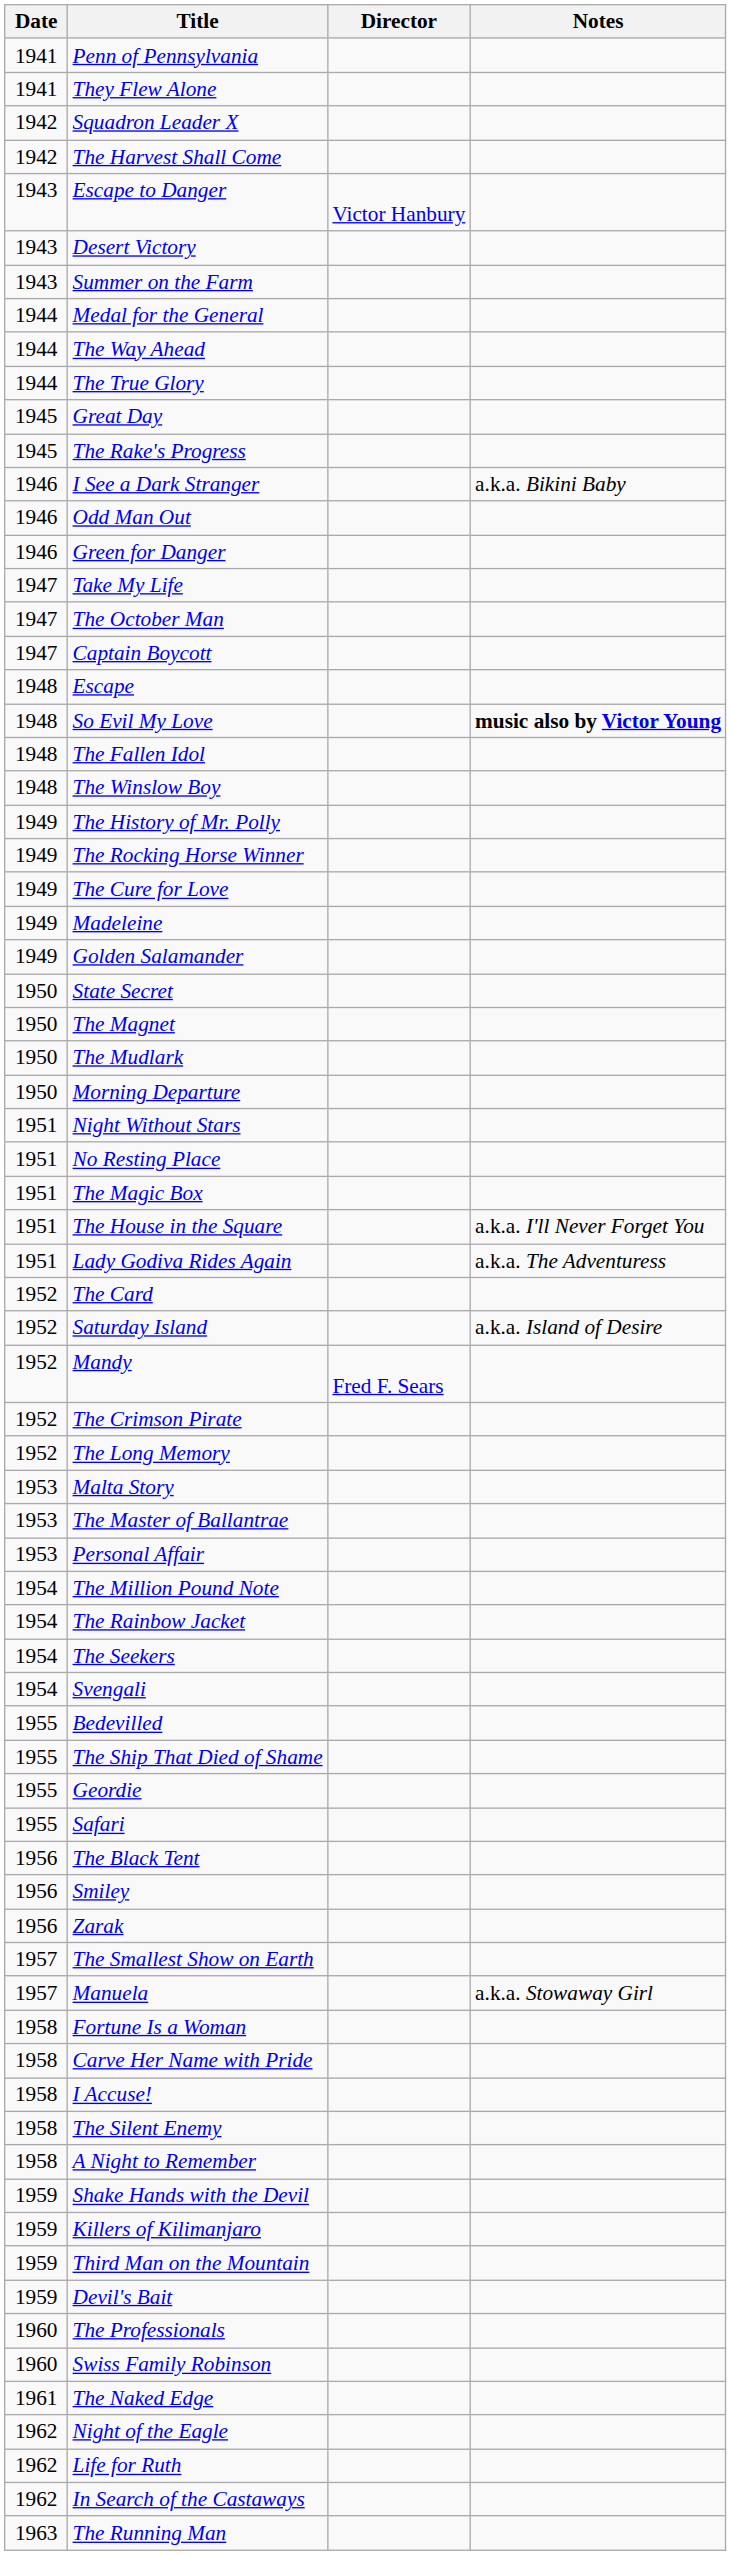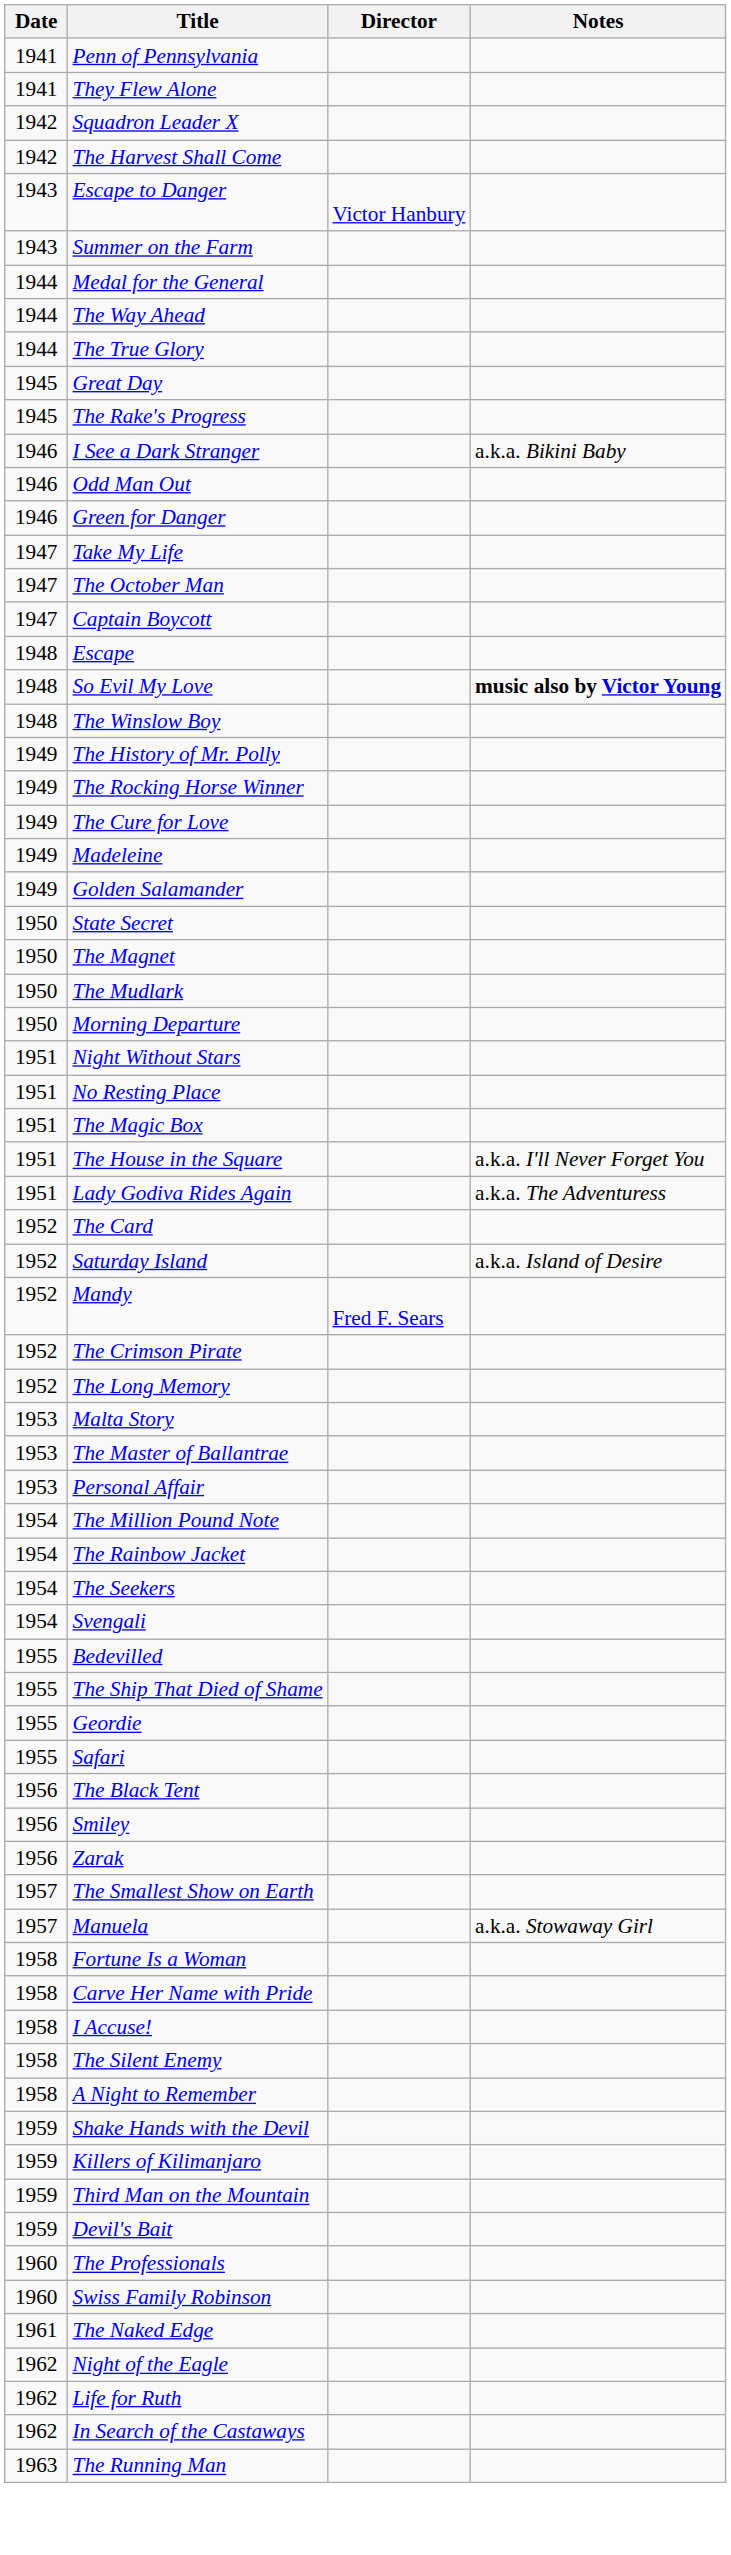- row: (134, 247)
- row: (139, 754)
